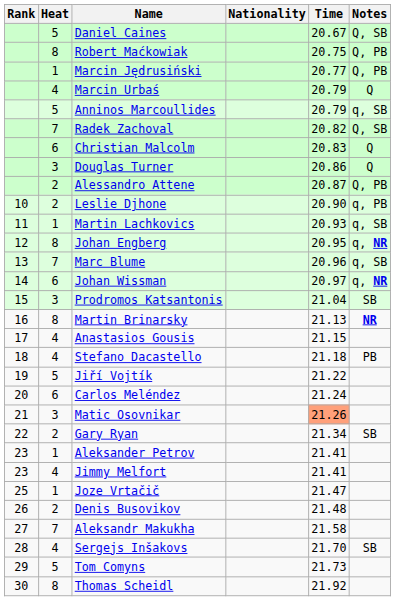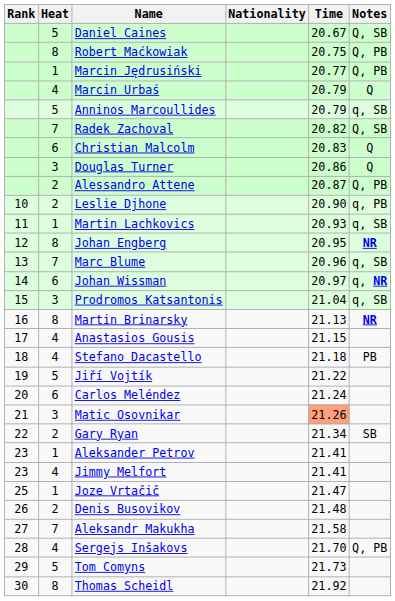(370, 243) q, NR -> (370, 243) NR
(370, 300) SB -> (370, 300) q, SB
(370, 548) SB -> (370, 548) Q, PB
